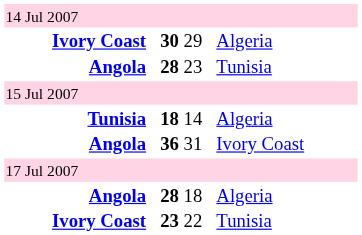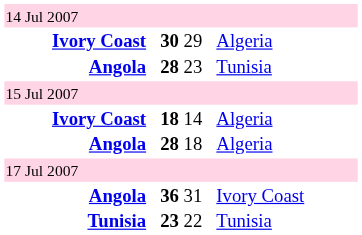(117, 118) Tunisia -> (99, 118) Ivory Coast
rows swapped: (181, 195) <-> (181, 144)
(99, 221) Ivory Coast -> (117, 221) Tunisia
